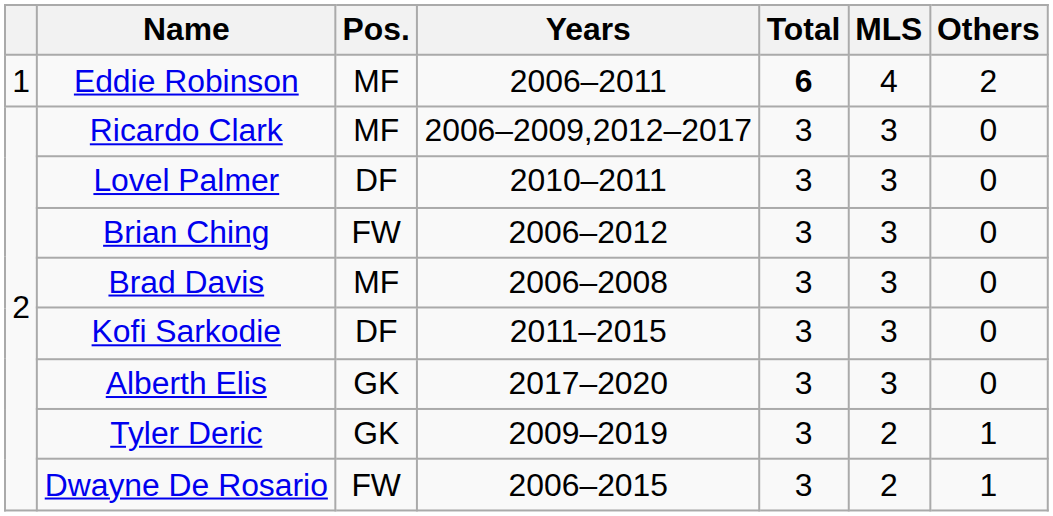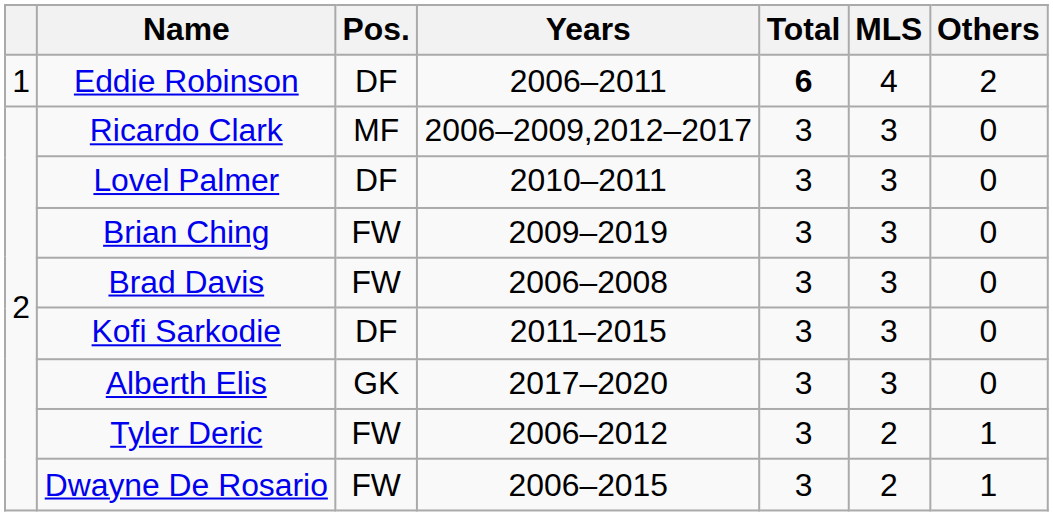(376, 80) MF -> (376, 80) DF
(588, 231) 2006–2012 -> (588, 231) 2009–2019
(376, 282) MF -> (376, 282) FW
(376, 433) GK -> (376, 433) FW
(588, 433) 2009–2019 -> (588, 433) 2006–2012
